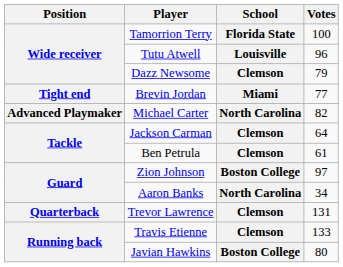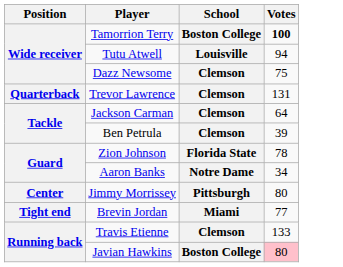(260, 34) Florida State -> (221, 34) Boston College
(321, 34) normal -> (281, 34) bold
(321, 53) 96 -> (281, 53) 94
(321, 73) 79 -> (281, 73) 75
rows swapped: (171, 93) <-> (171, 212)
- row: (171, 113)
(321, 152) 61 -> (281, 133) 39
(260, 172) Boston College -> (221, 152) Florida State
(321, 172) 97 -> (281, 152) 78
(260, 192) North Carolina -> (221, 172) Notre Dame
+ row: (132, 192)
(321, 251) no background -> (281, 251) pink background
